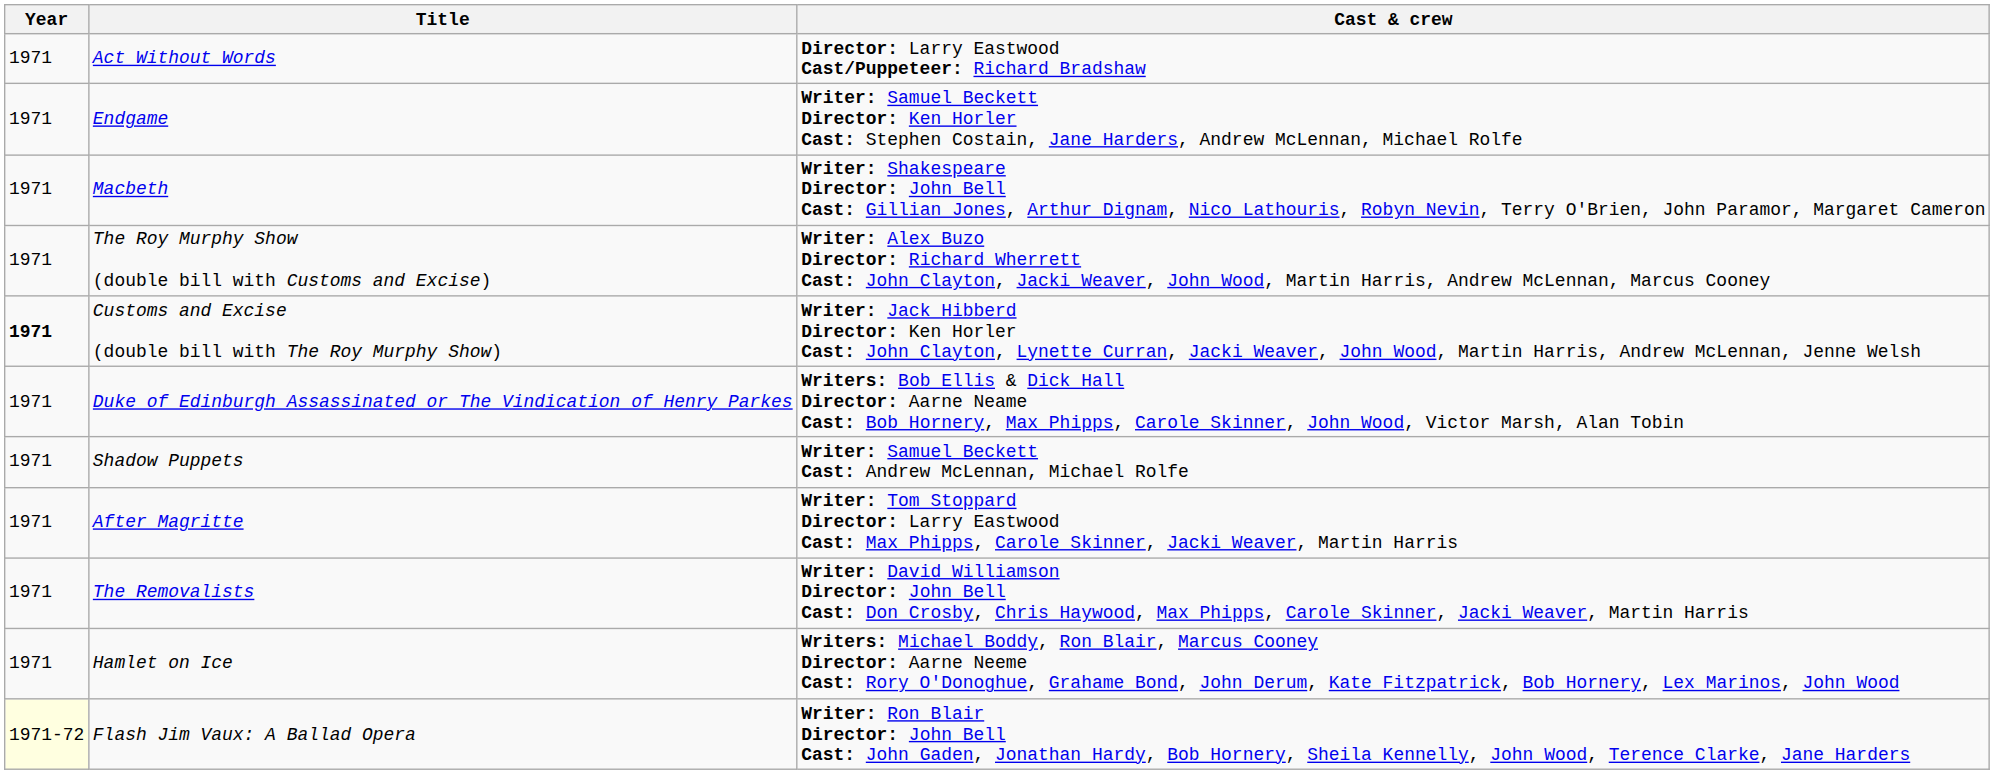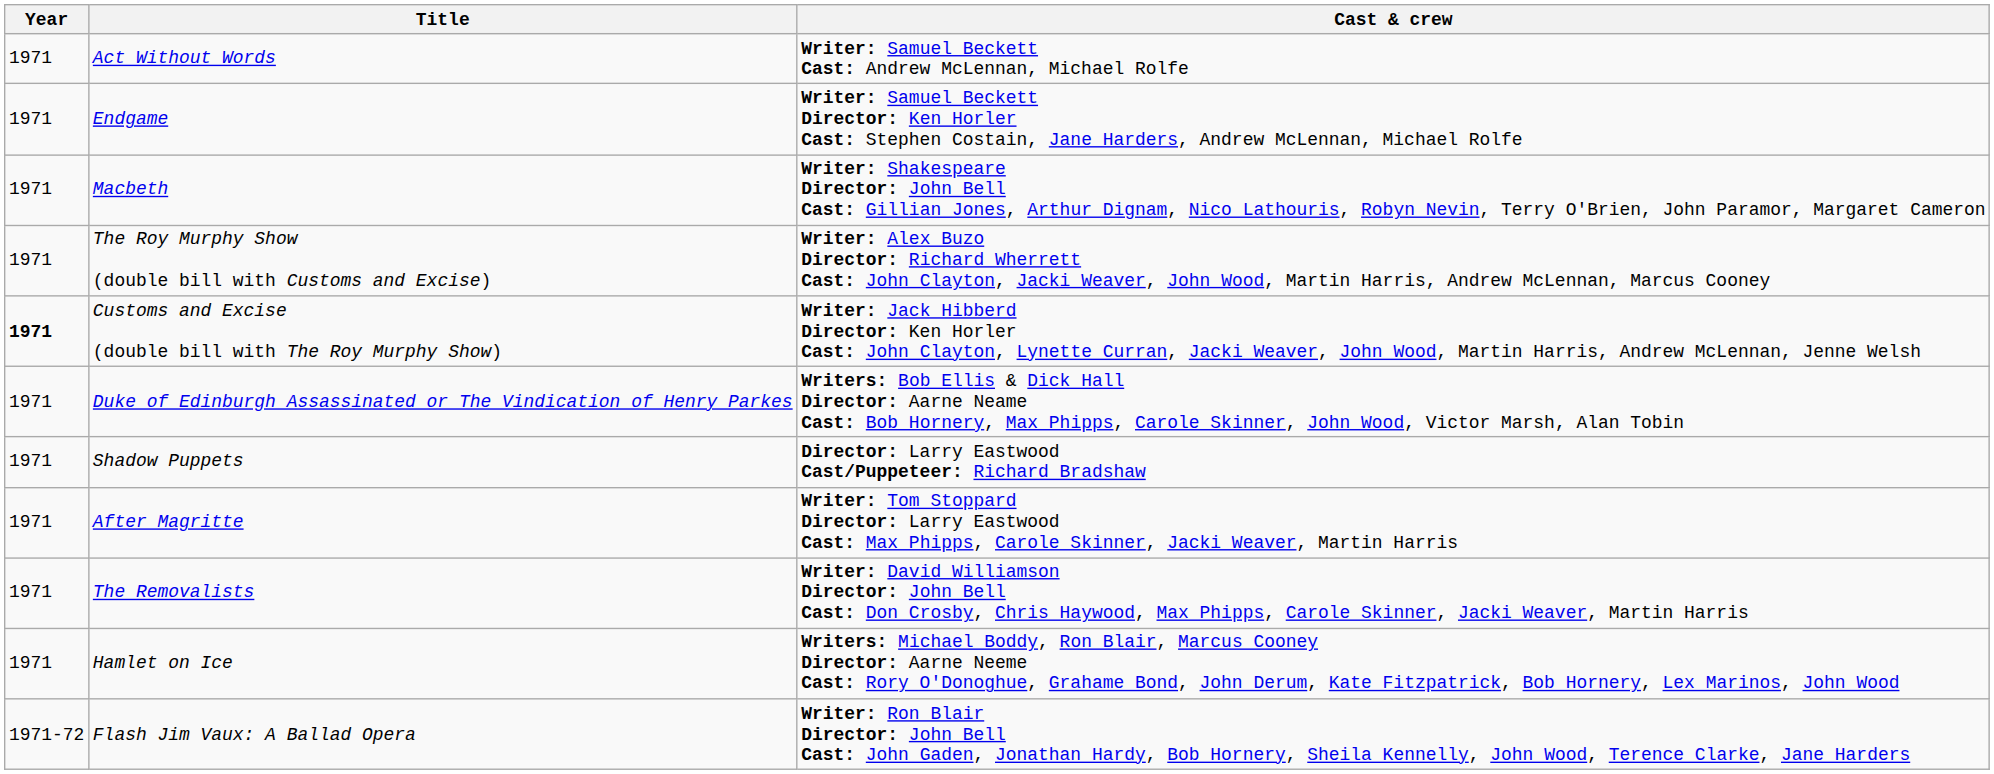(973, 59) Director: Larry Eastwood Cast/Puppeteer: Richard Bradshaw -> (995, 59) Writer: Samuel Beckett Cast: Andrew McLennan, Michael Rolfe
(995, 462) Writer: Samuel Beckett Cast: Andrew McLennan, Michael Rolfe -> (973, 462) Director: Larry Eastwood Cast/Puppeteer: Richard Bradshaw
(47, 734) lightyellow background -> (47, 734) no background
